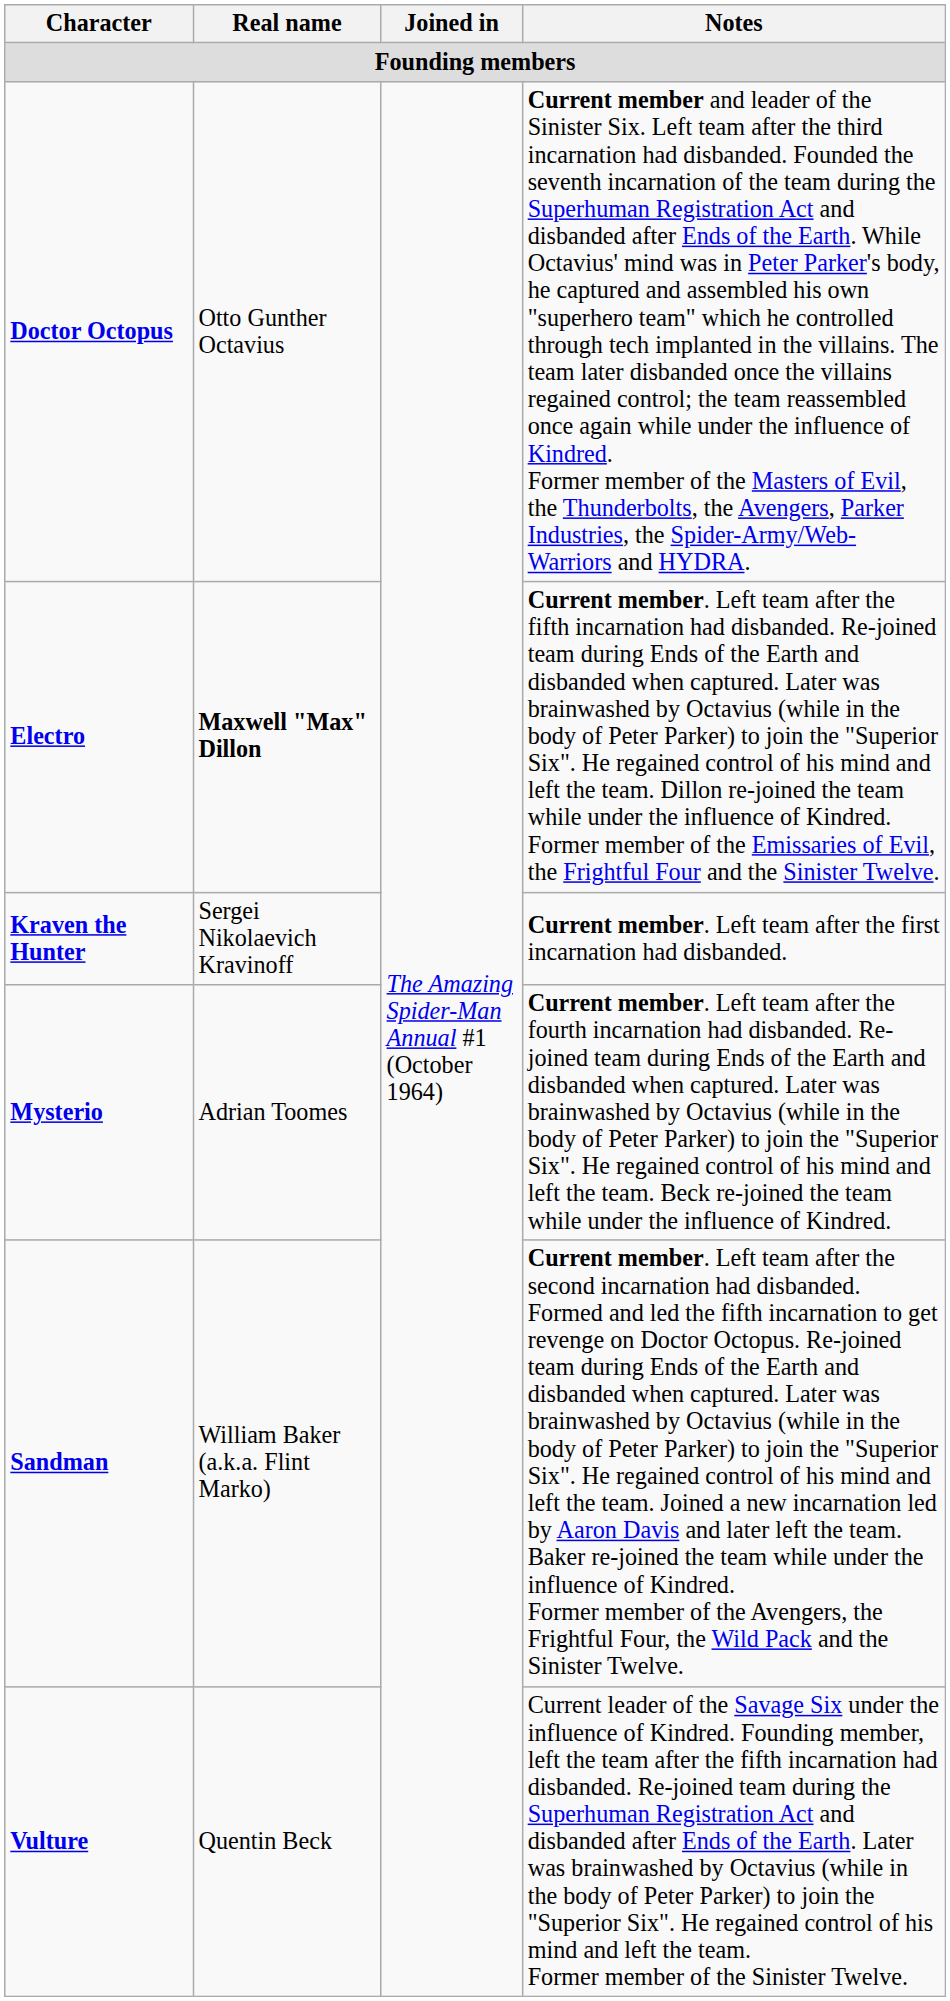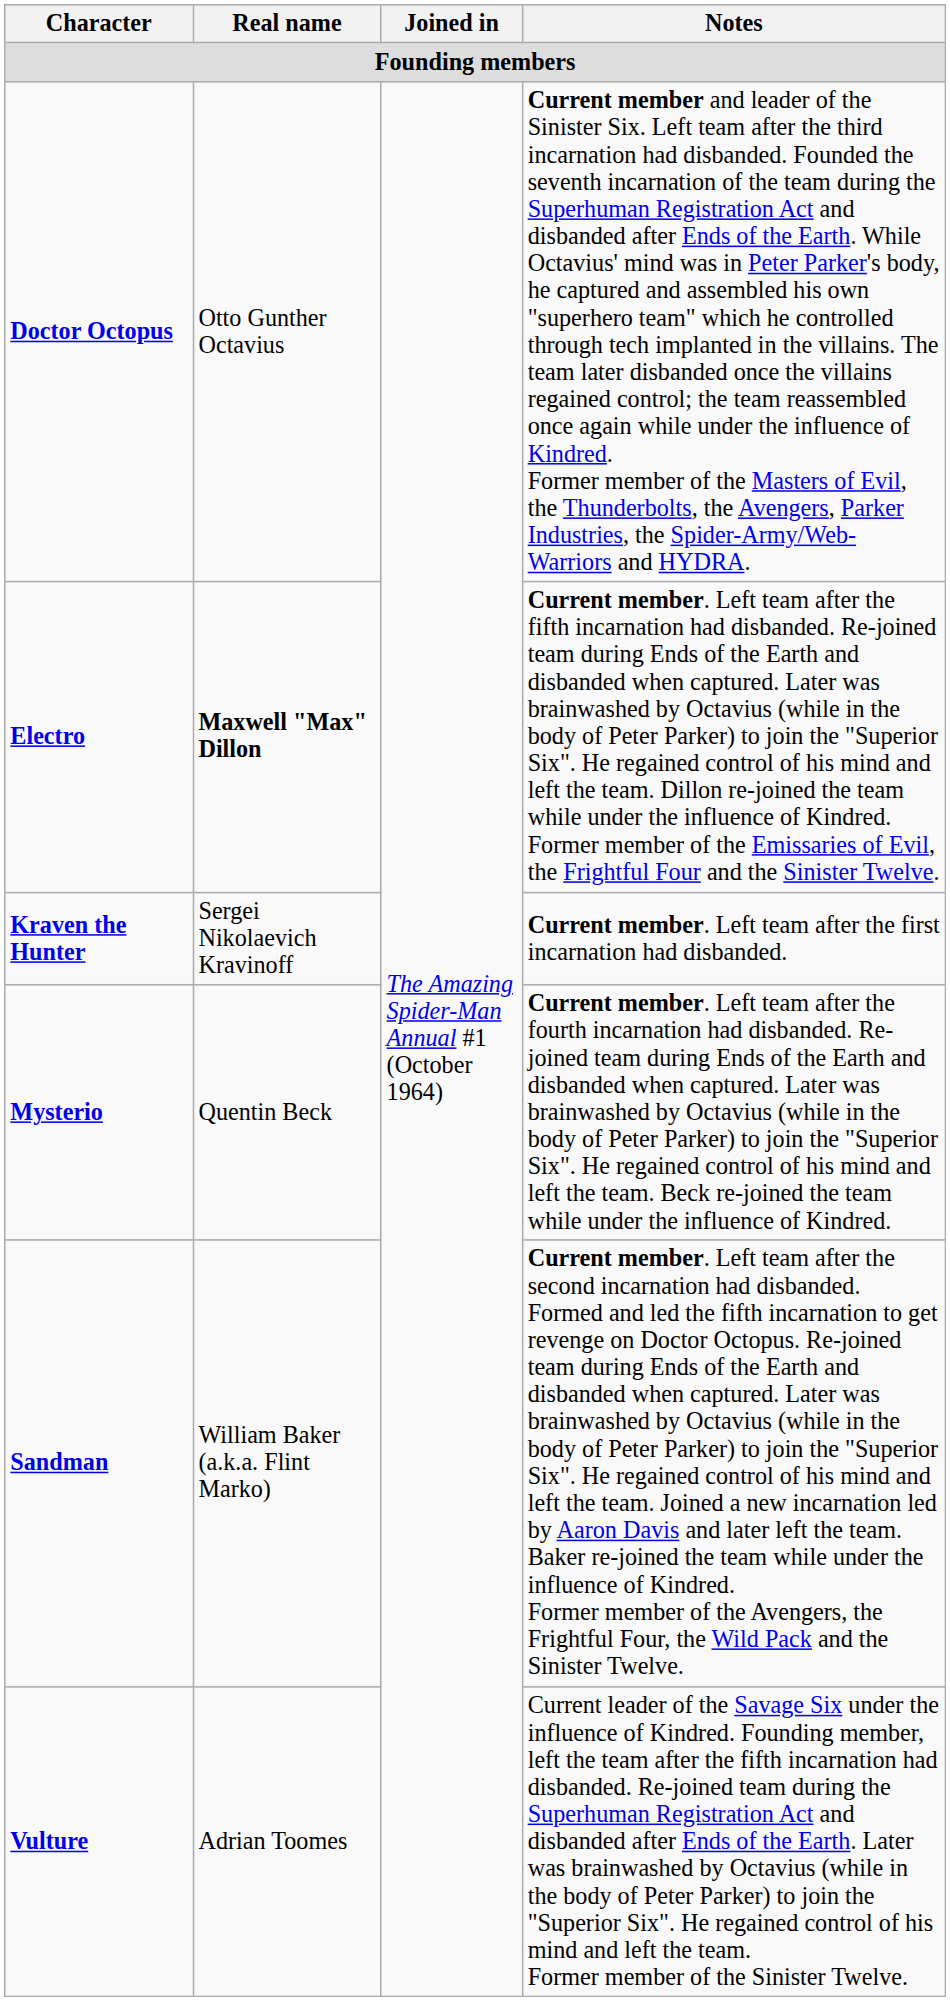(273, 1112) Adrian Toomes -> (265, 1112) Quentin Beck
(265, 1841) Quentin Beck -> (273, 1841) Adrian Toomes
